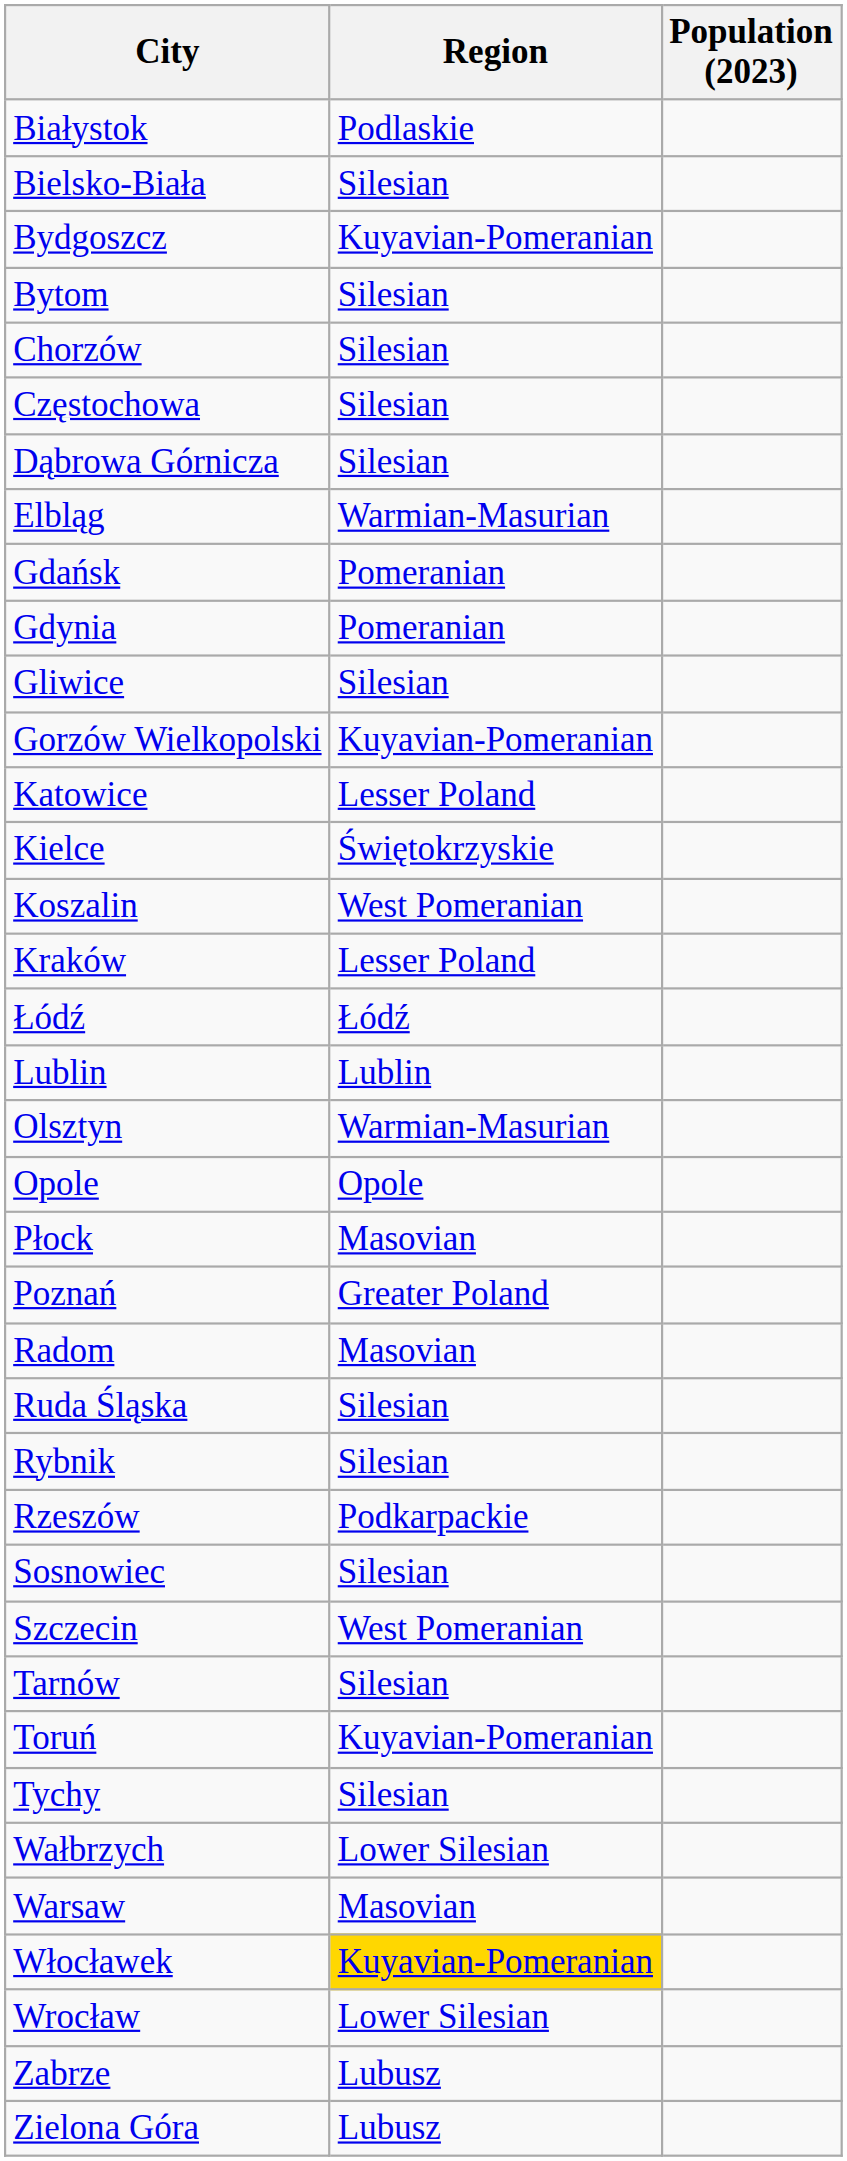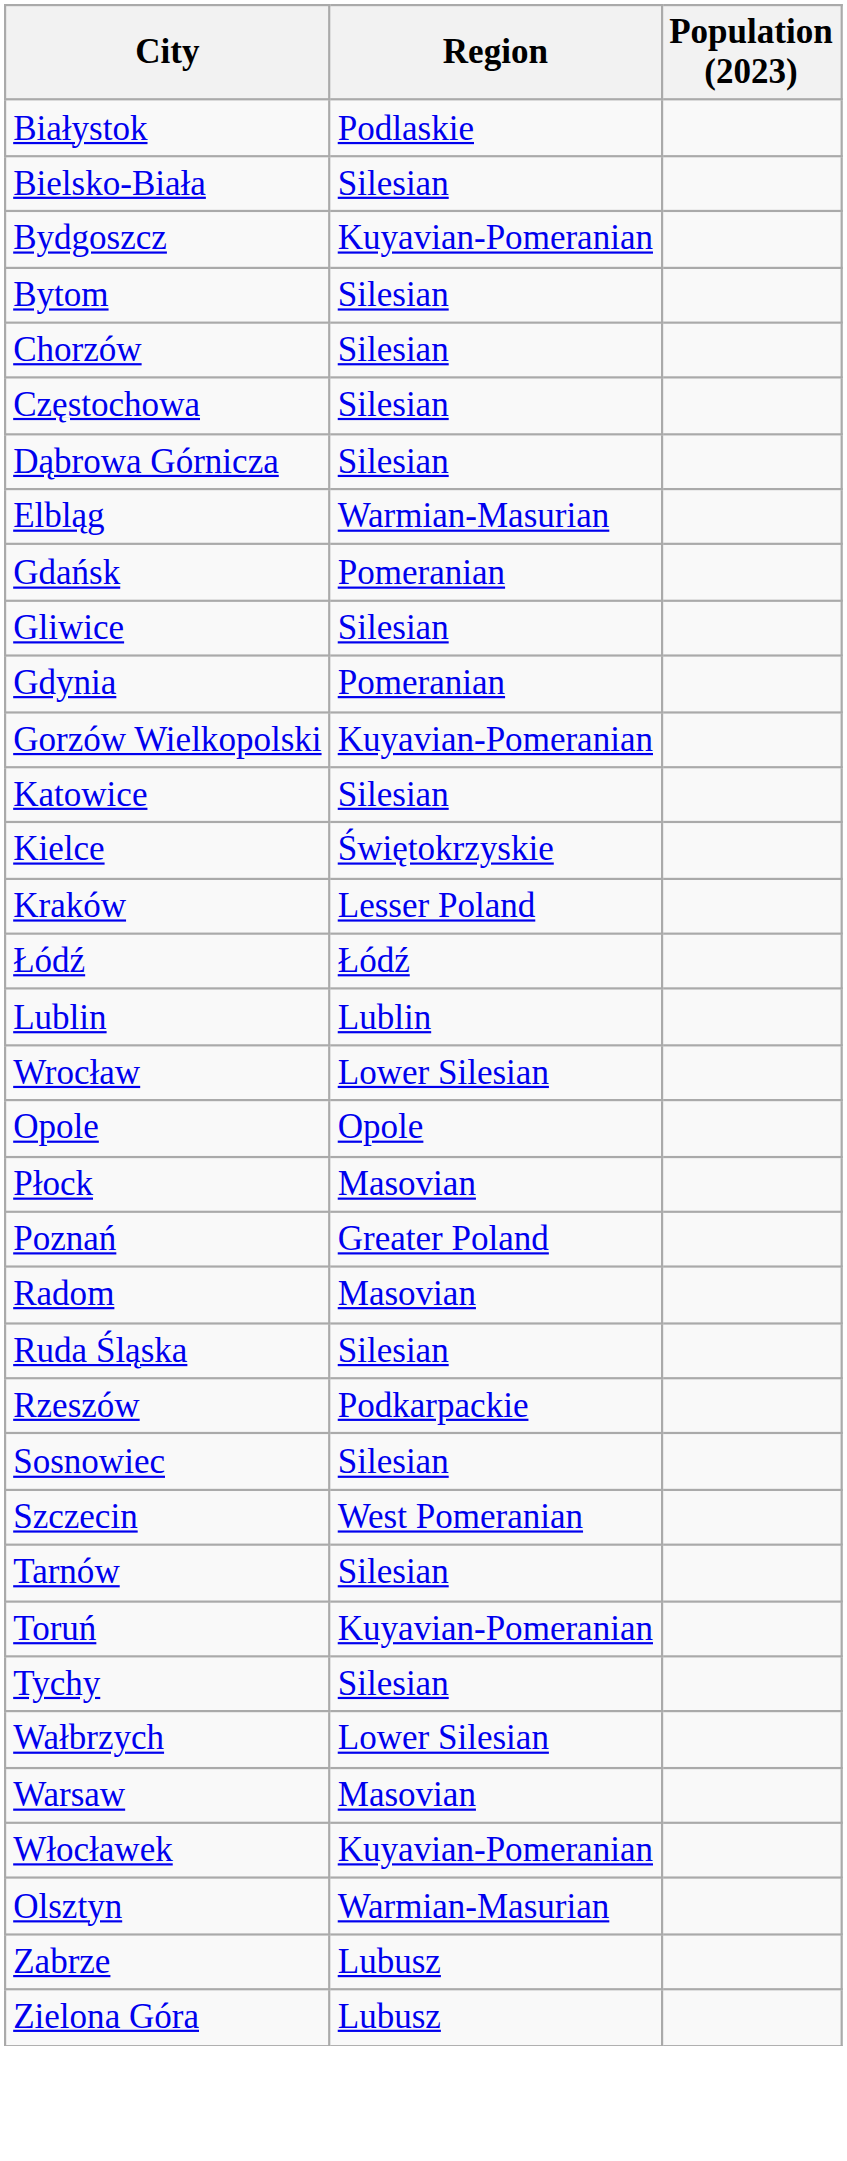rows swapped: (65, 627) <-> (69, 682)
(437, 794) Lesser Poland -> (393, 794) Silesian
- row: (75, 905)
rows swapped: (68, 1127) <-> (77, 2016)
- row: (64, 1460)
(495, 1961) gold background -> (495, 1849) no background
